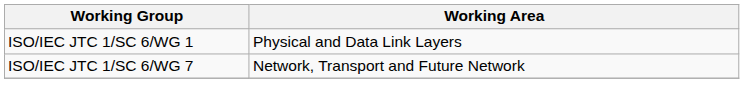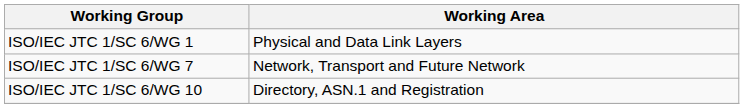+ row: (105, 90)
